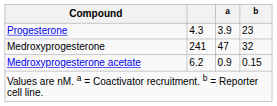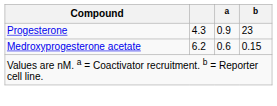(225, 31) 3.9 -> (224, 31) 0.9
- row: (56, 47)
(225, 63) 0.9 -> (224, 47) 0.6
